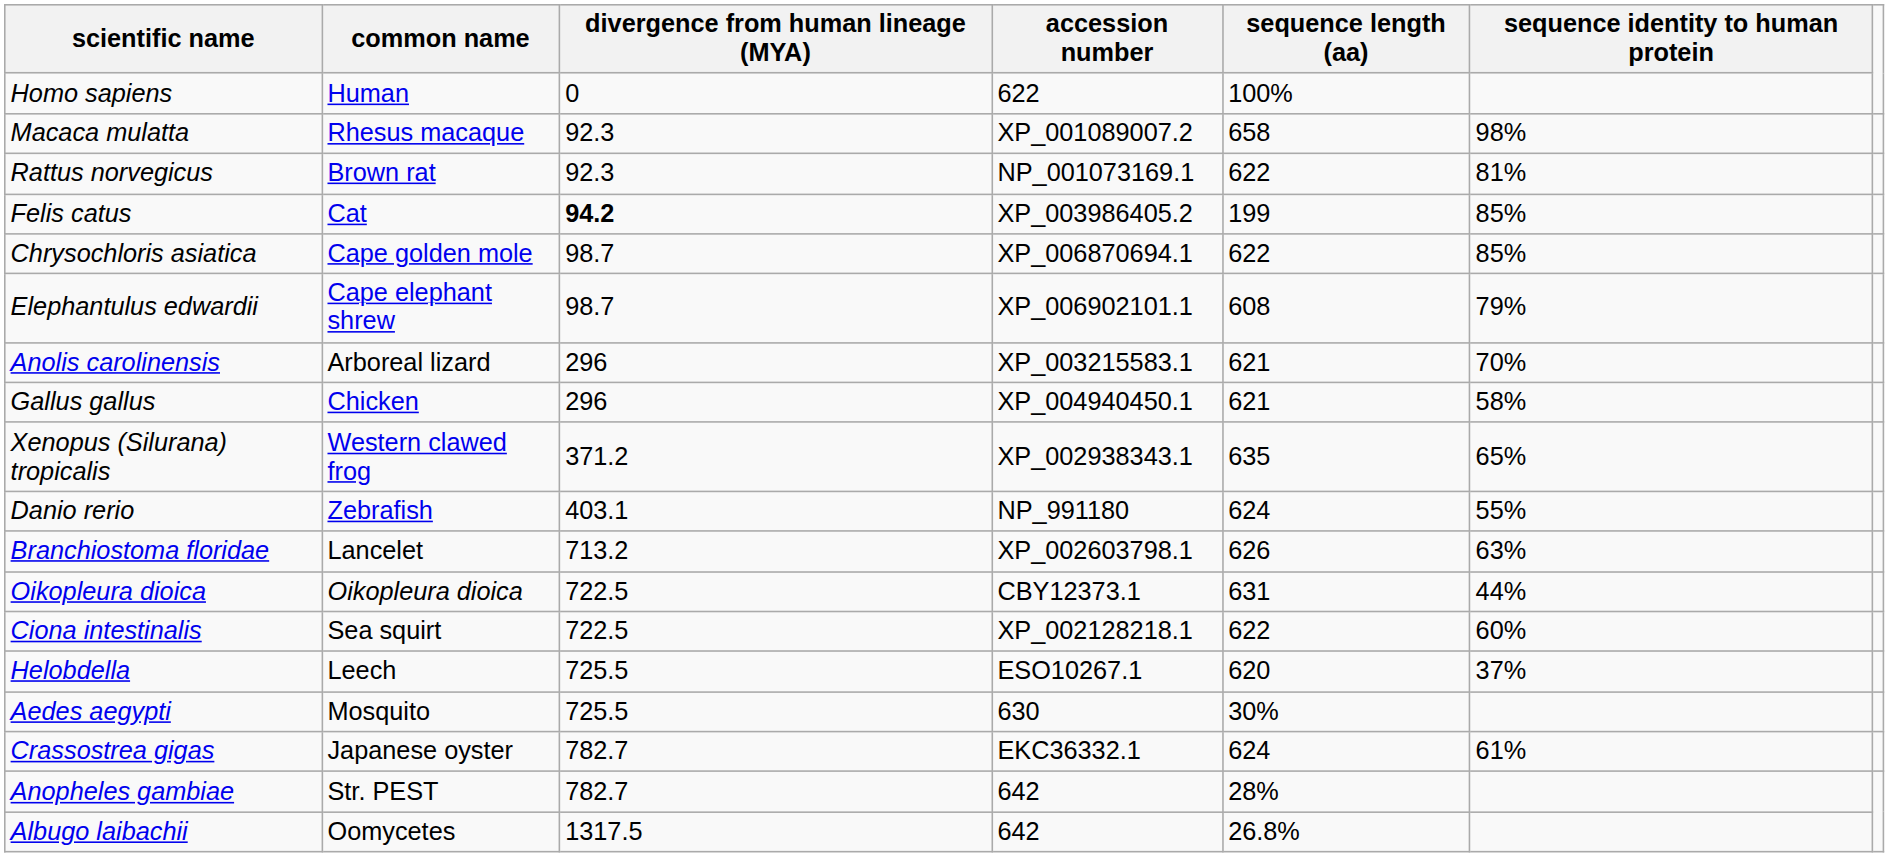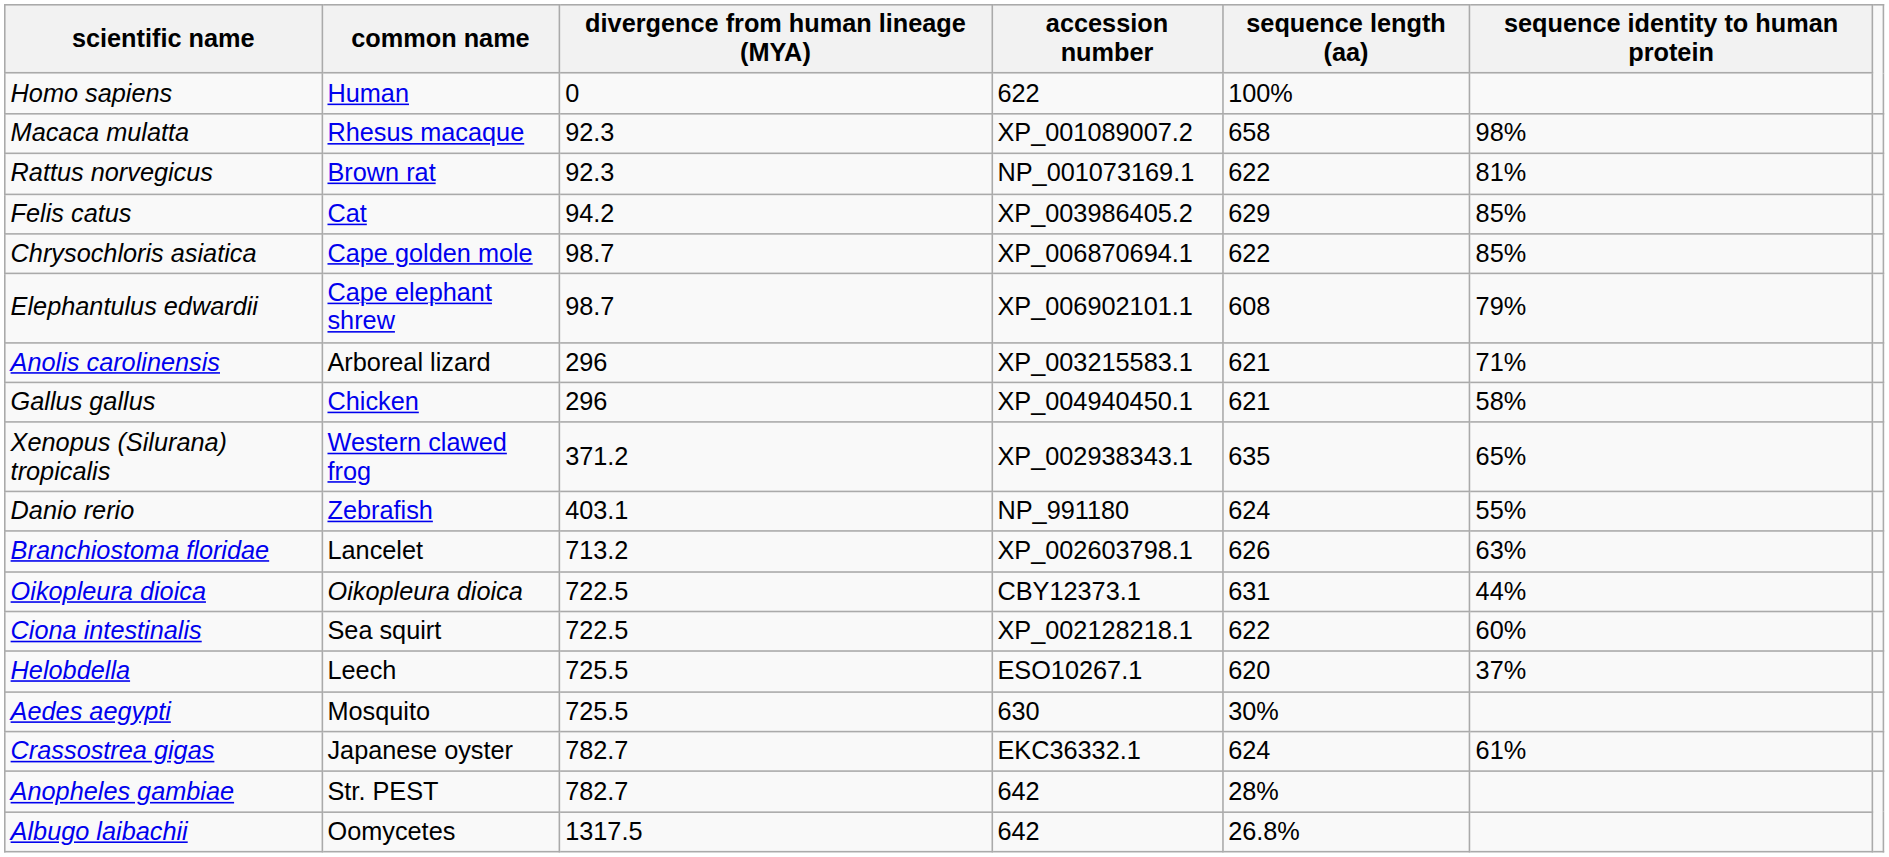(590, 213) bold -> (590, 213) normal
(1249, 213) 199 -> (1249, 213) 629
(1501, 362) 70% -> (1501, 362) 71%
